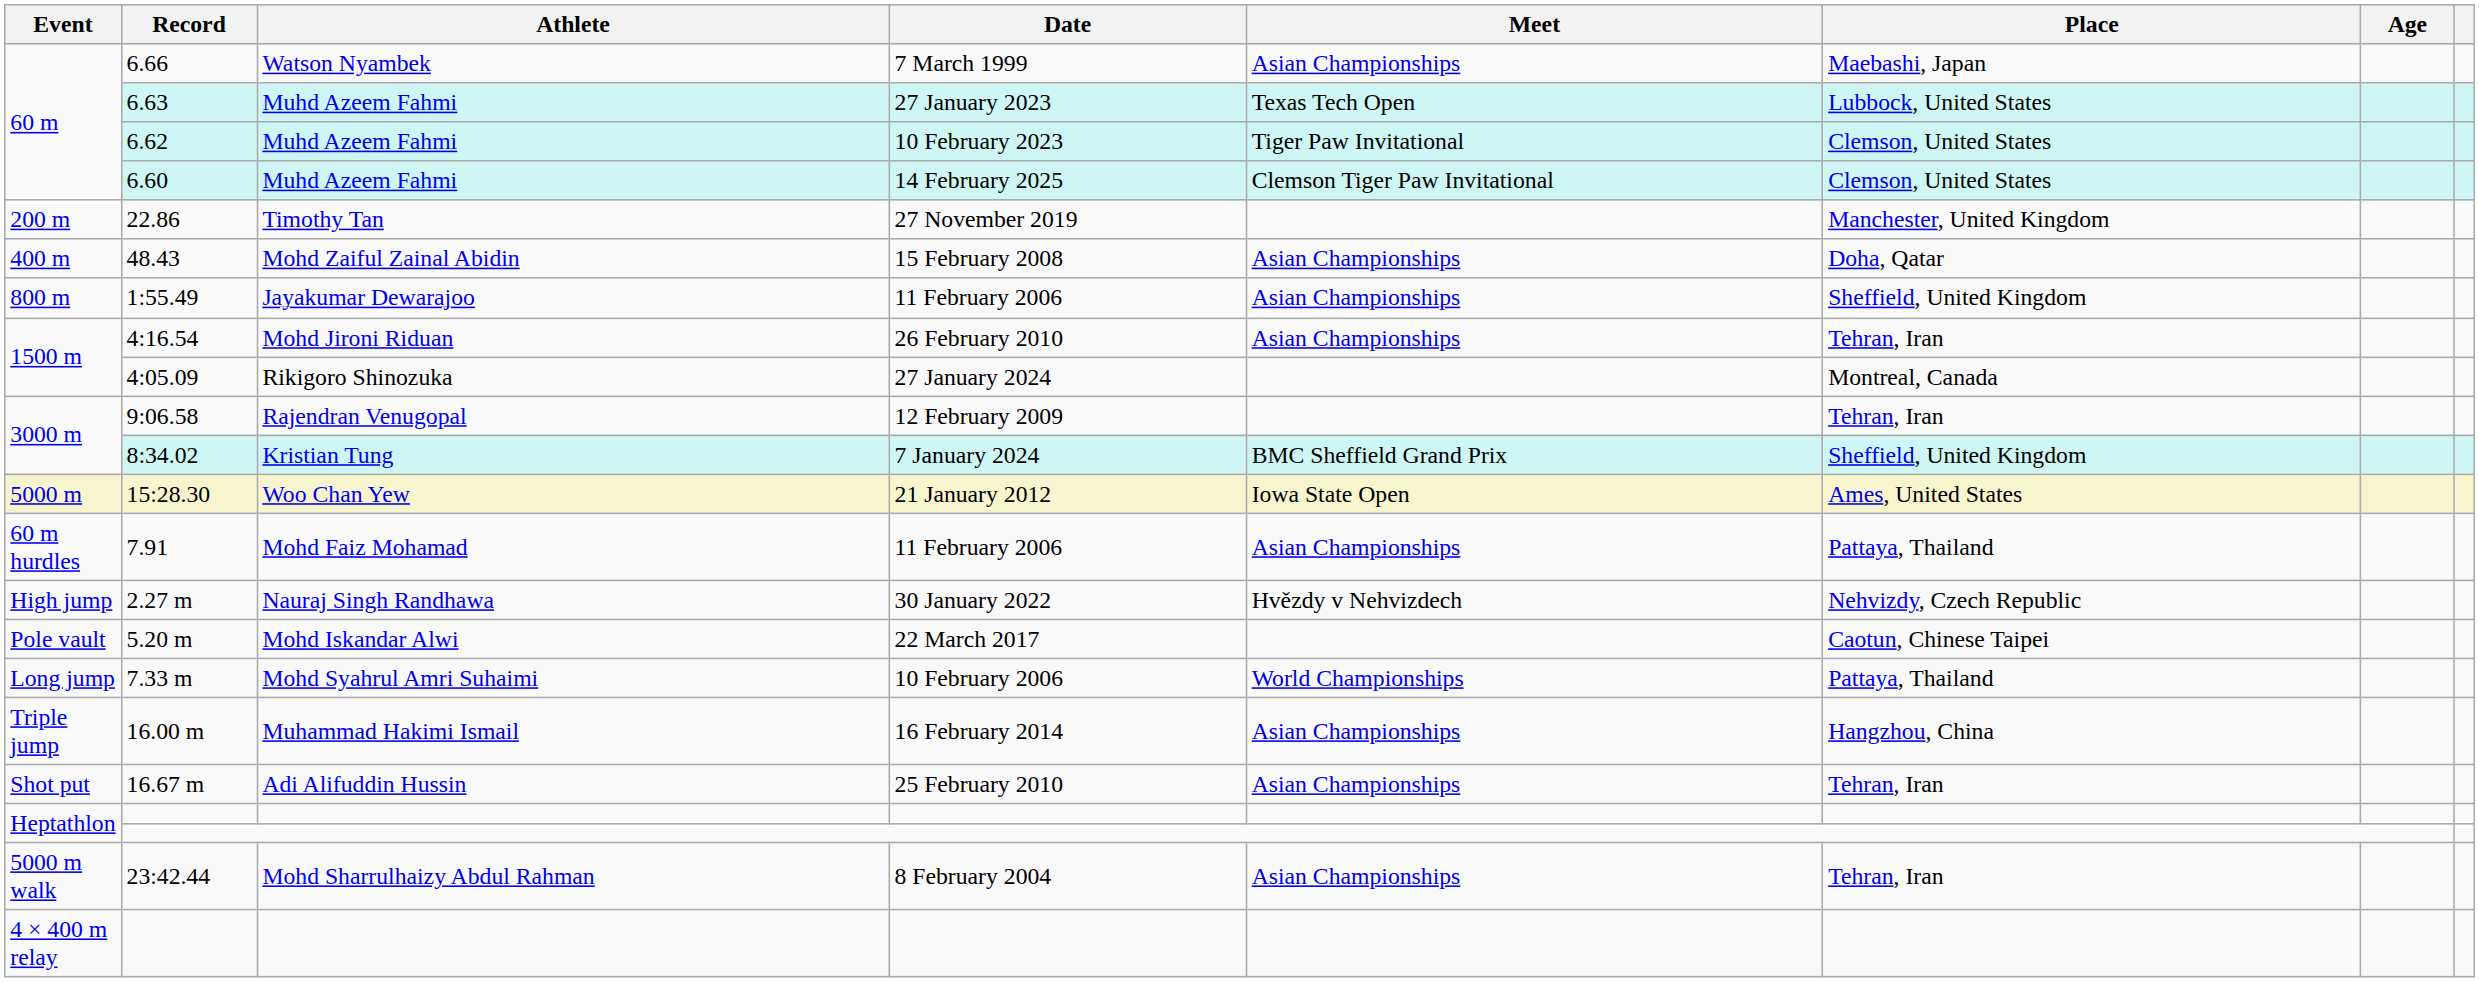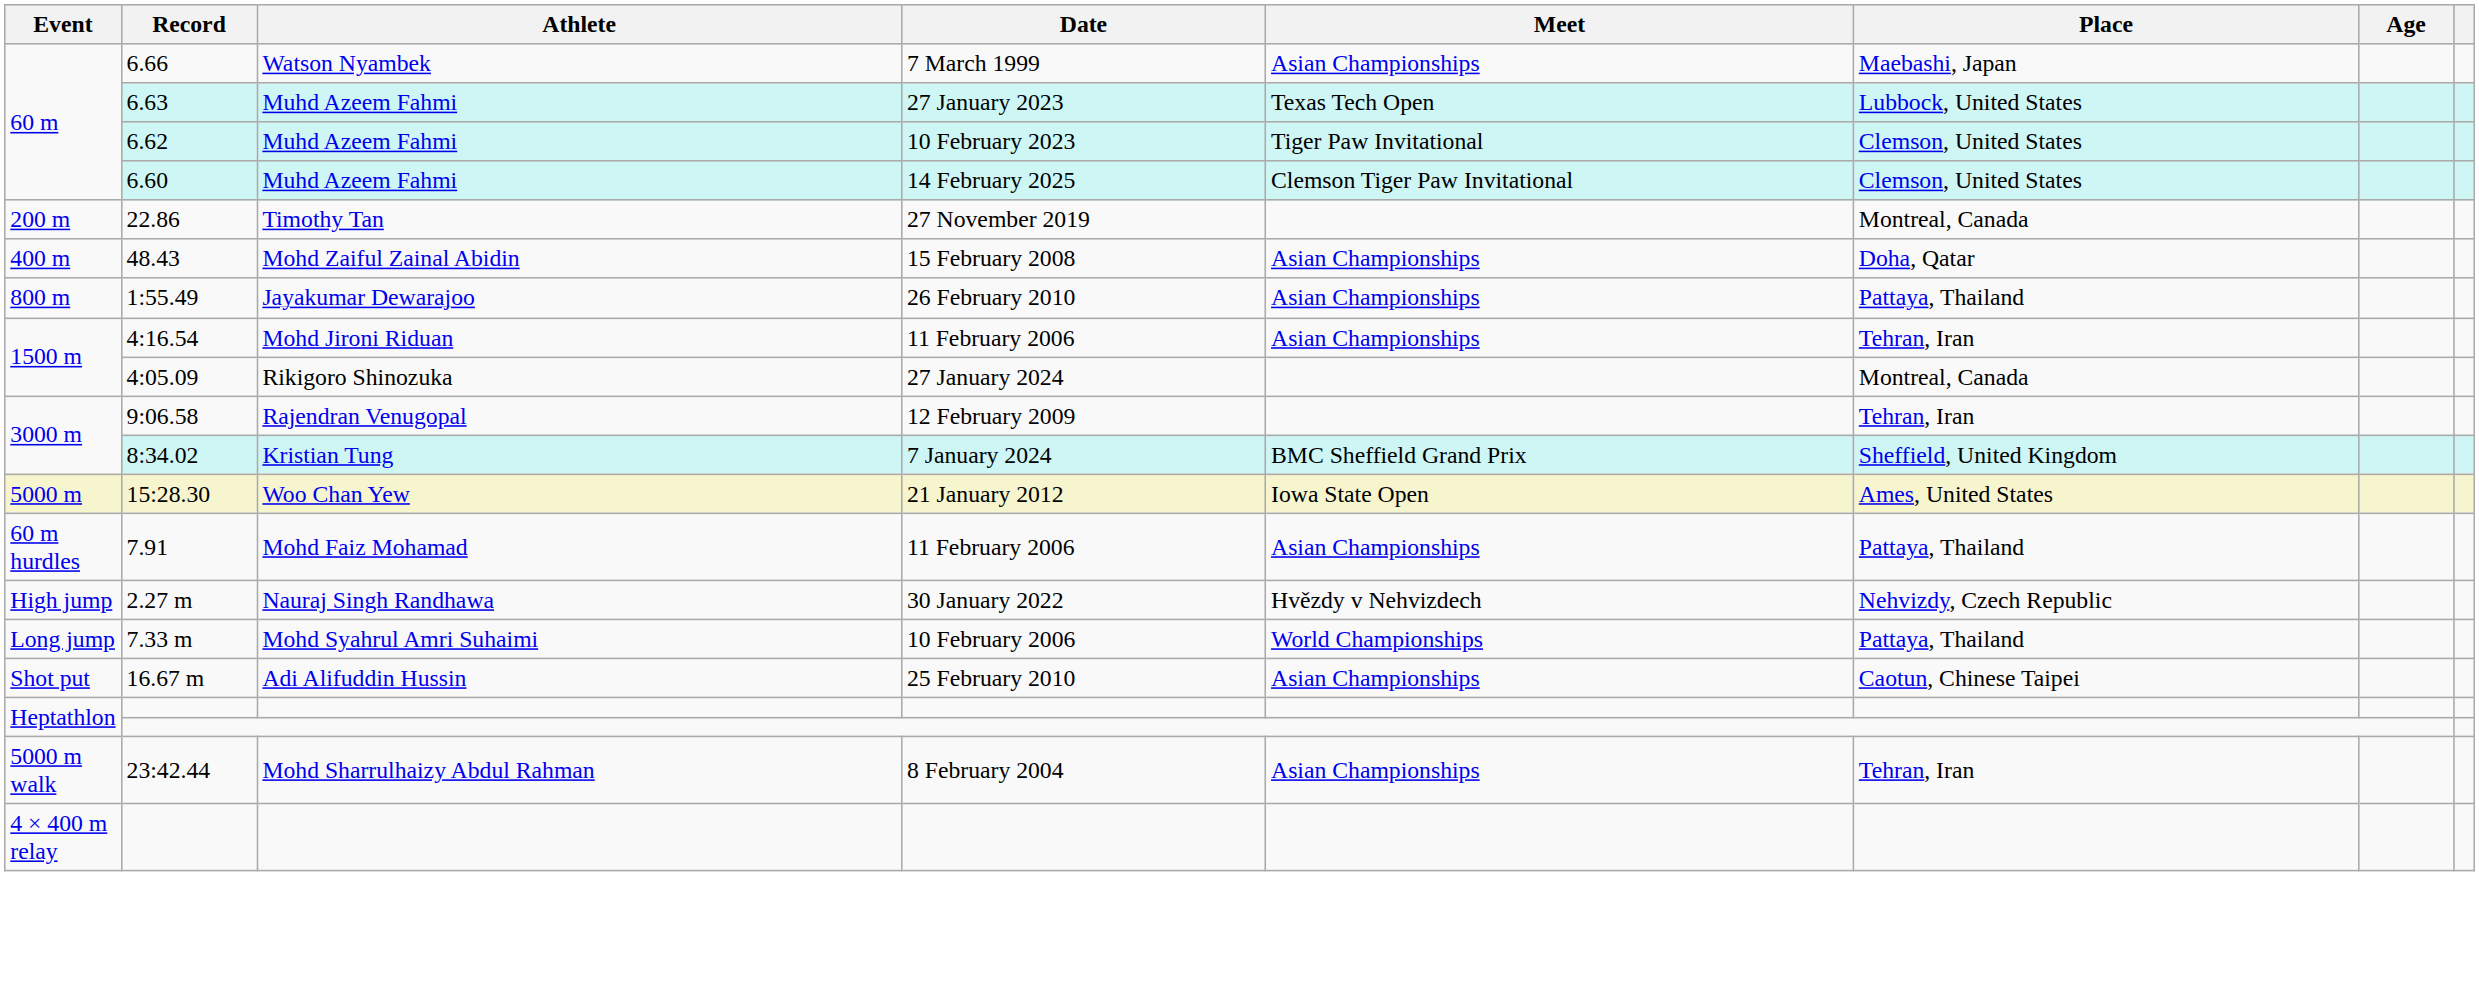(1969, 219) Manchester, United Kingdom -> (1944, 219) Montreal, Canada
(978, 297) 11 February 2006 -> (991, 297) 26 February 2010
(1957, 297) Sheffield, United Kingdom -> (1942, 297) Pattaya, Thailand
(979, 337) 26 February 2010 -> (991, 337) 11 February 2006
- row: (58, 638)
- row: (39, 731)
(1886, 784) Tehran, Iran -> (1969, 677) Caotun, Chinese Taipei
